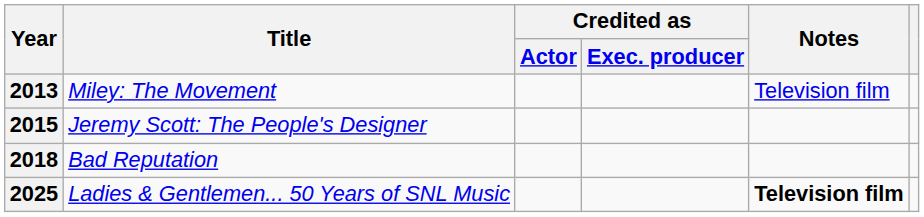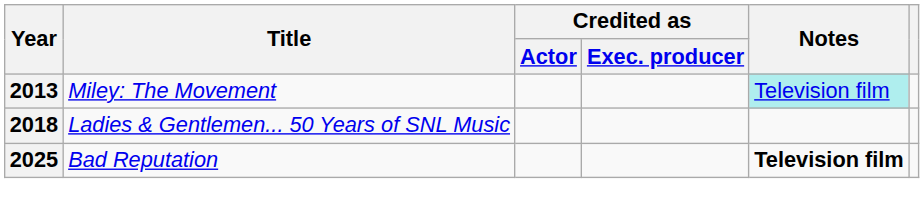(822, 90) no background -> (822, 90) paleturquoise background
- row: (34, 125)
(143, 159) Bad Reputation -> (289, 125) Ladies & Gentlemen... 50 Years of SNL Music
(289, 194) Ladies & Gentlemen... 50 Years of SNL Music -> (143, 159) Bad Reputation
